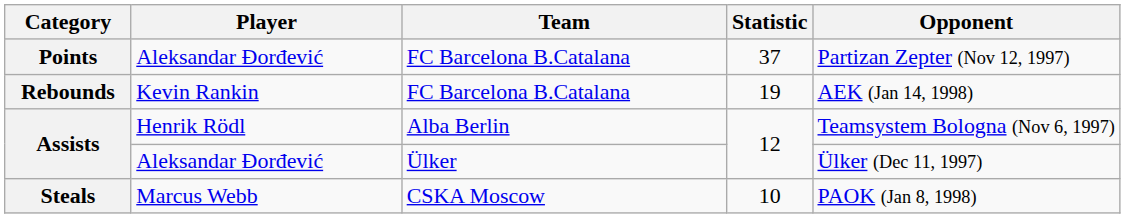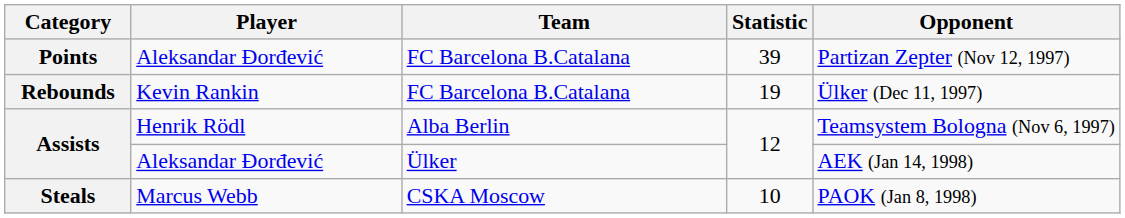(770, 56) 37 -> (770, 56) 39
(895, 91) AEK (Jan 14, 1998) -> (900, 91) Ülker (Dec 11, 1997)
(900, 160) Ülker (Dec 11, 1997) -> (895, 160) AEK (Jan 14, 1998)
